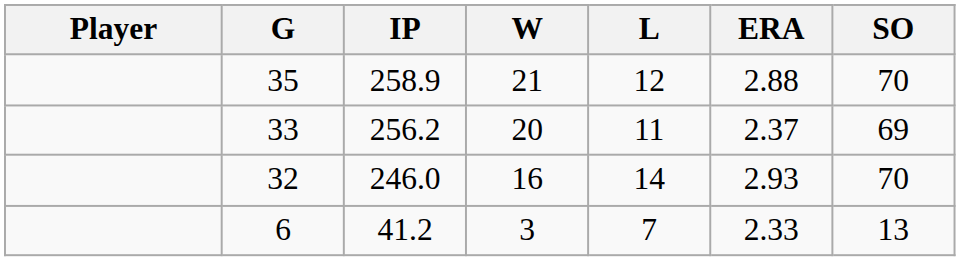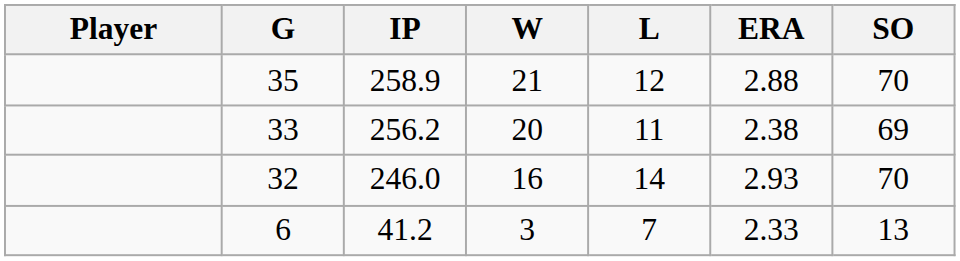(771, 129) 2.37 -> (771, 129) 2.38
